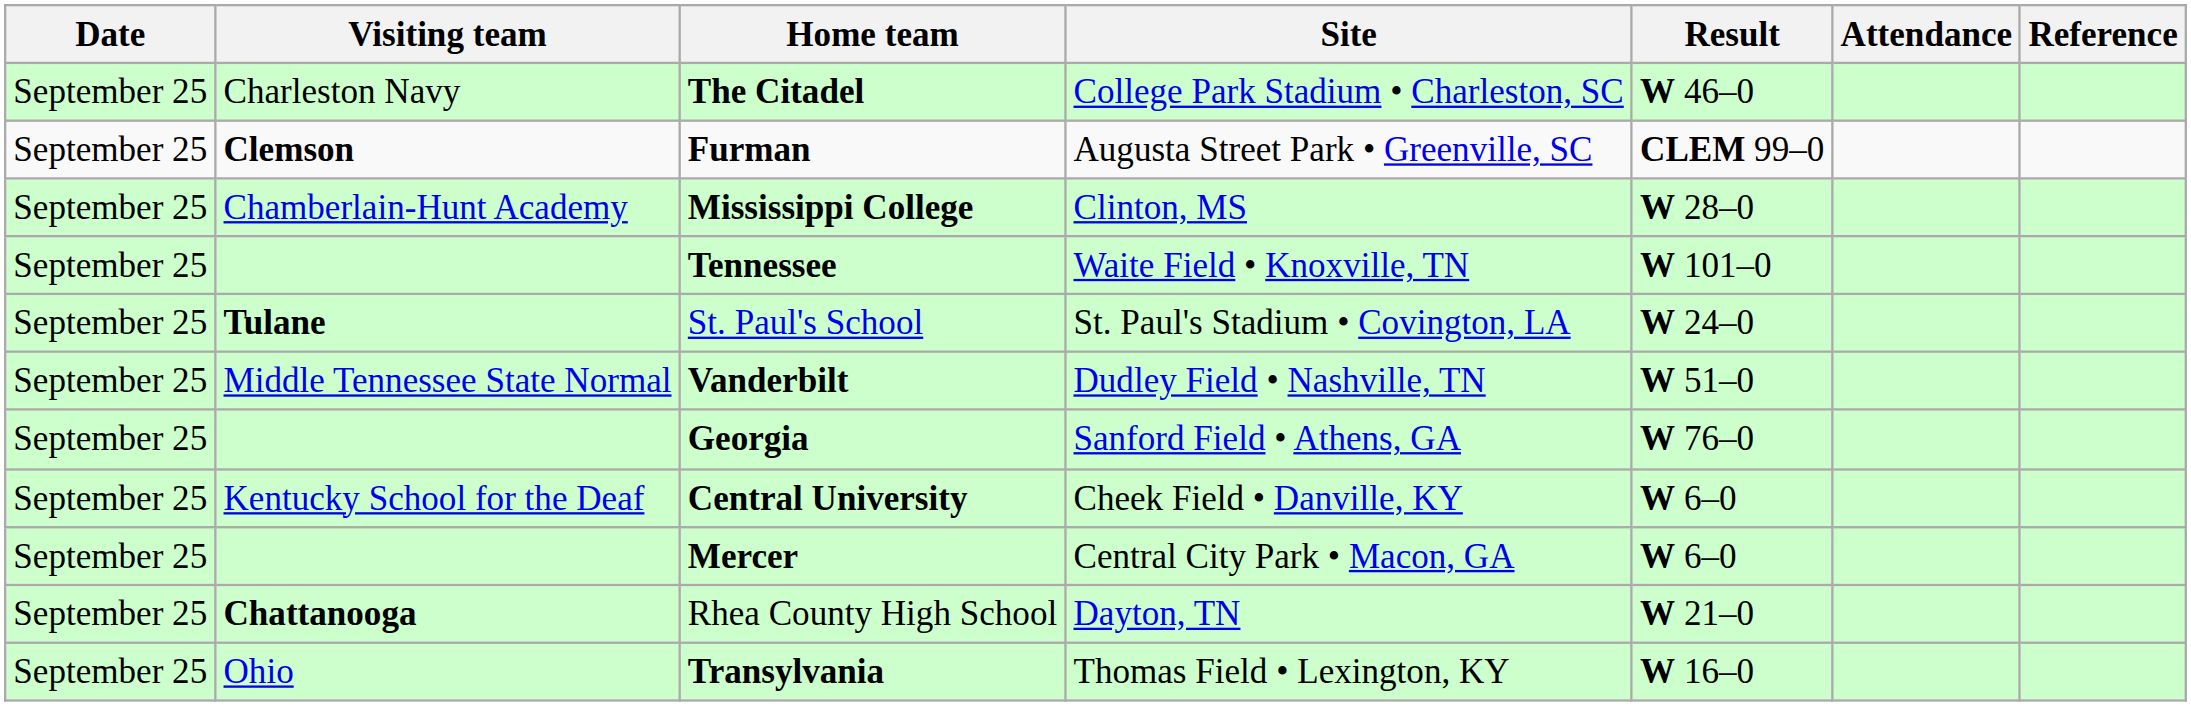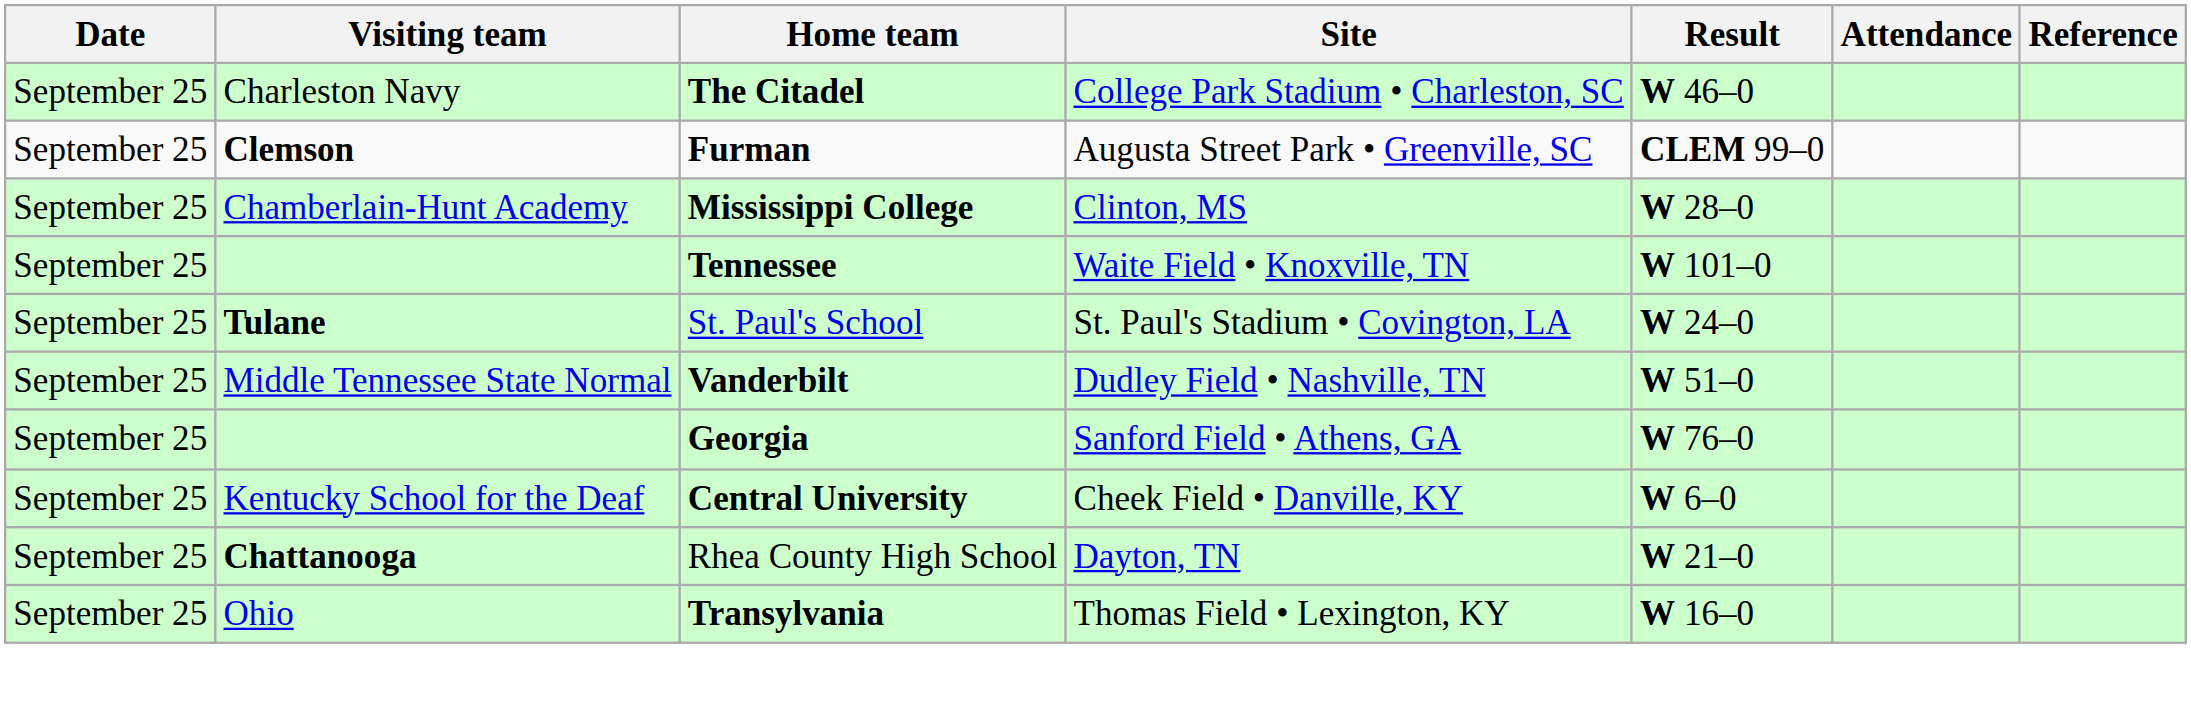- row: (743, 554)
